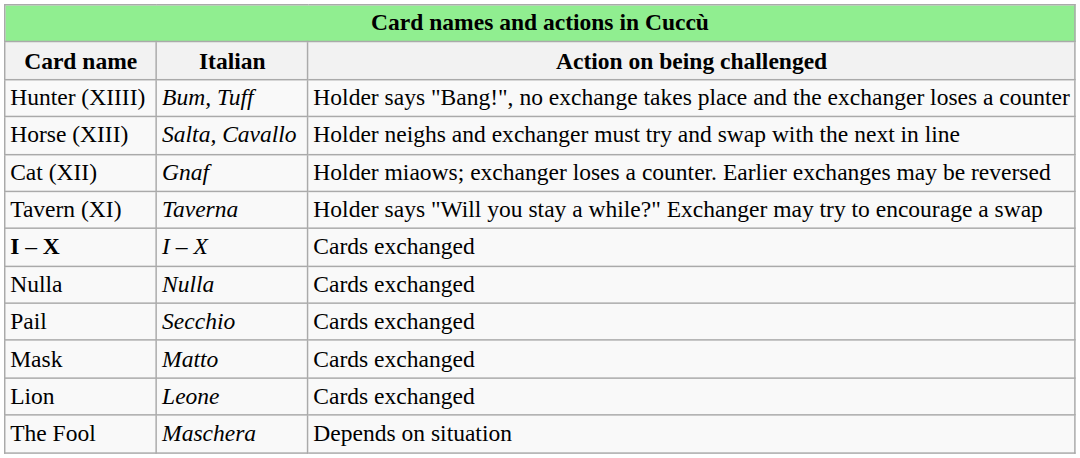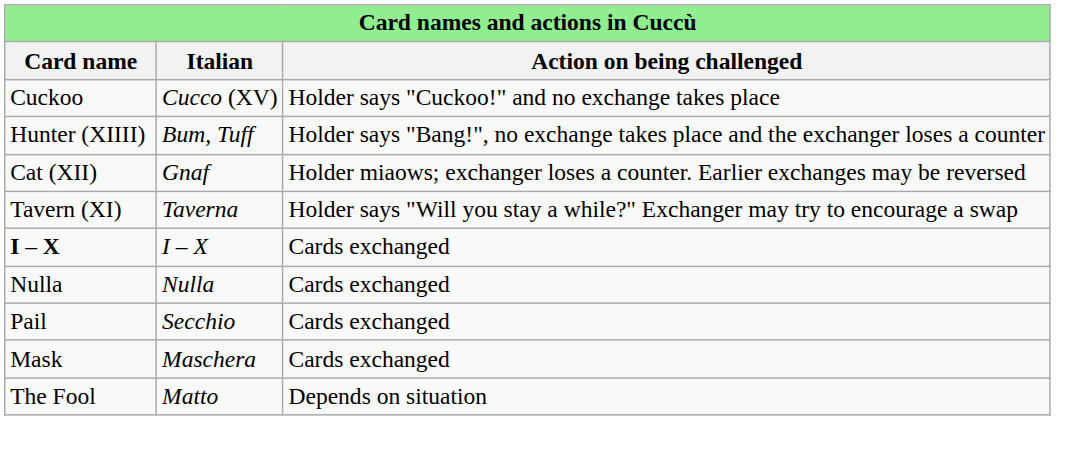+ row: (47, 97)
- row: (69, 135)
(190, 358) Matto -> (209, 358) Maschera
- row: (35, 396)
(209, 433) Maschera -> (190, 396) Matto
